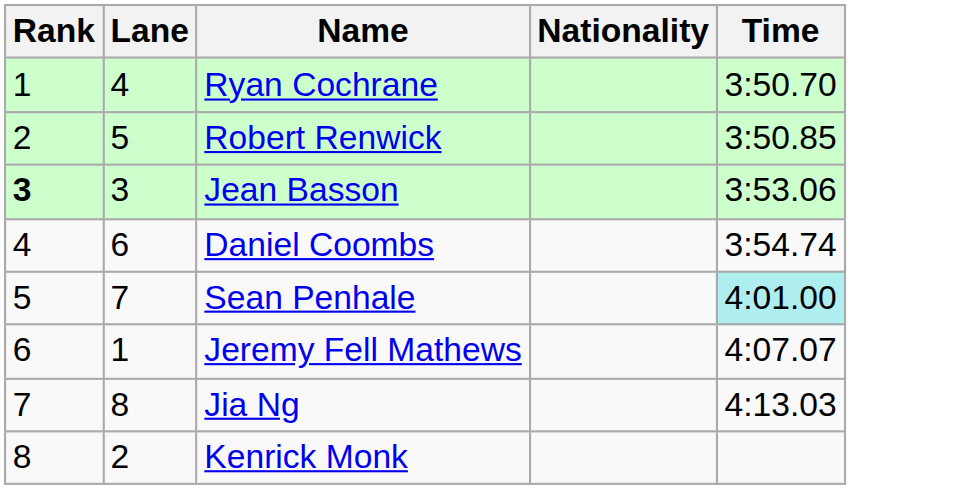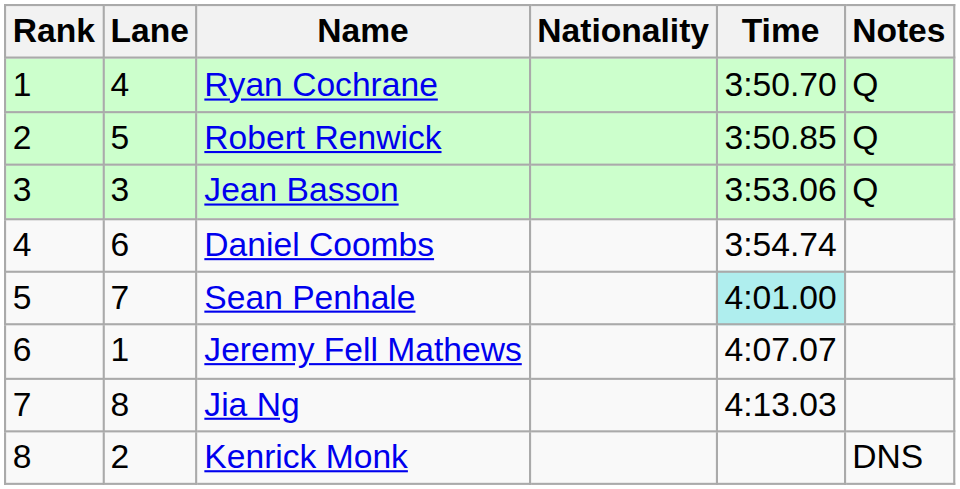+ column: (899, 31)
(22, 191) bold -> (22, 191) normal
